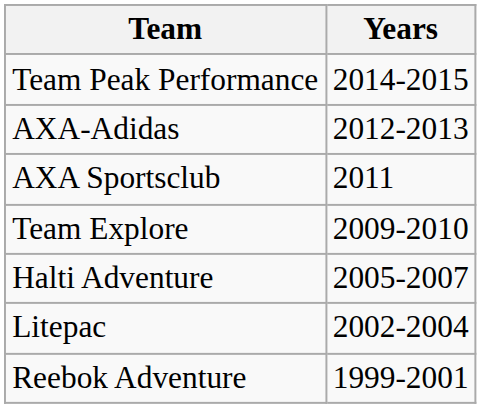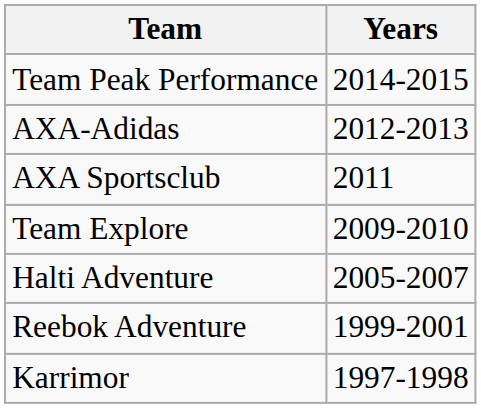- row: (59, 327)
+ row: (71, 377)
